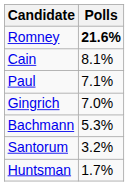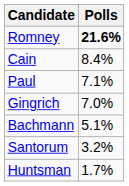(97, 59) 8.1% -> (97, 59) 8.4%
(97, 125) 5.3% -> (97, 125) 5.1%
